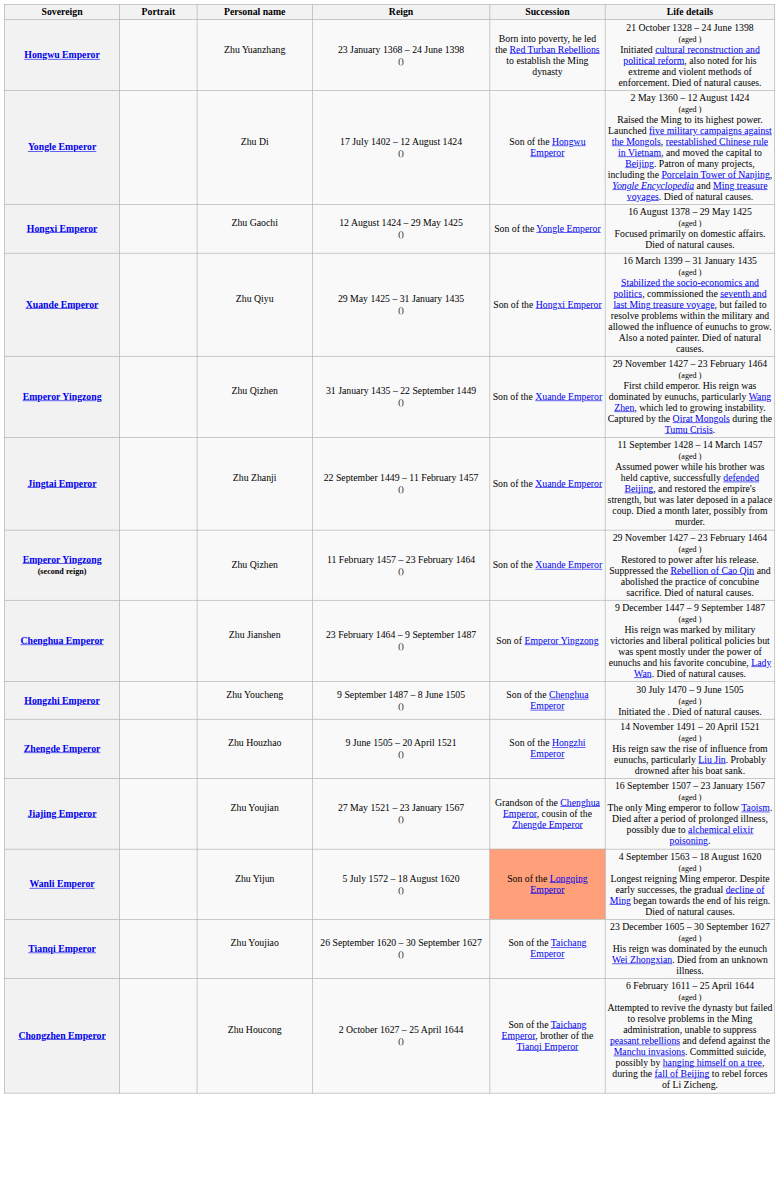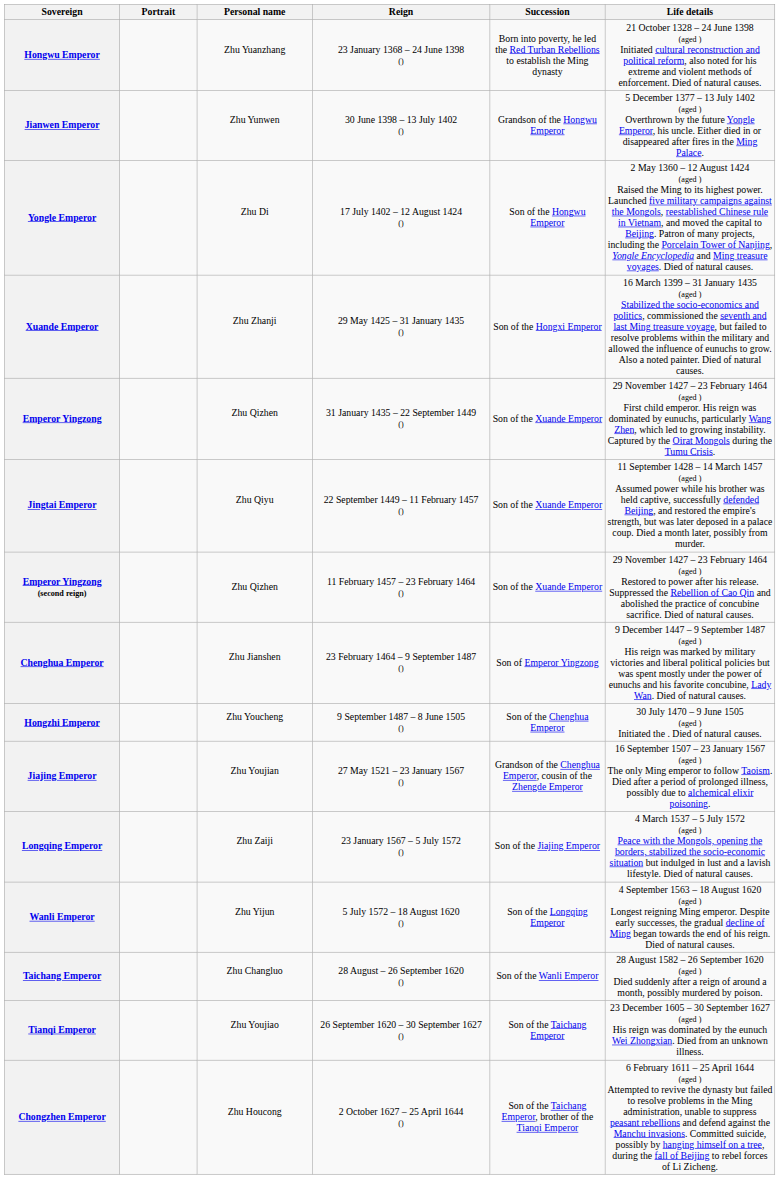+ row: (62, 125)
- row: (62, 228)
(255, 299) Zhu Qiyu -> (255, 321) Zhu Zhanji
(255, 478) Zhu Zhanji -> (255, 500) Zhu Qiyu
- row: (62, 748)
+ row: (62, 846)
(547, 884) lightsalmon background -> (547, 917) no background
+ row: (62, 976)
